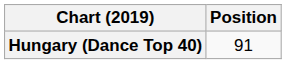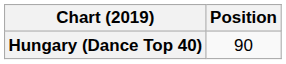(244, 44) 91 -> (244, 44) 90
